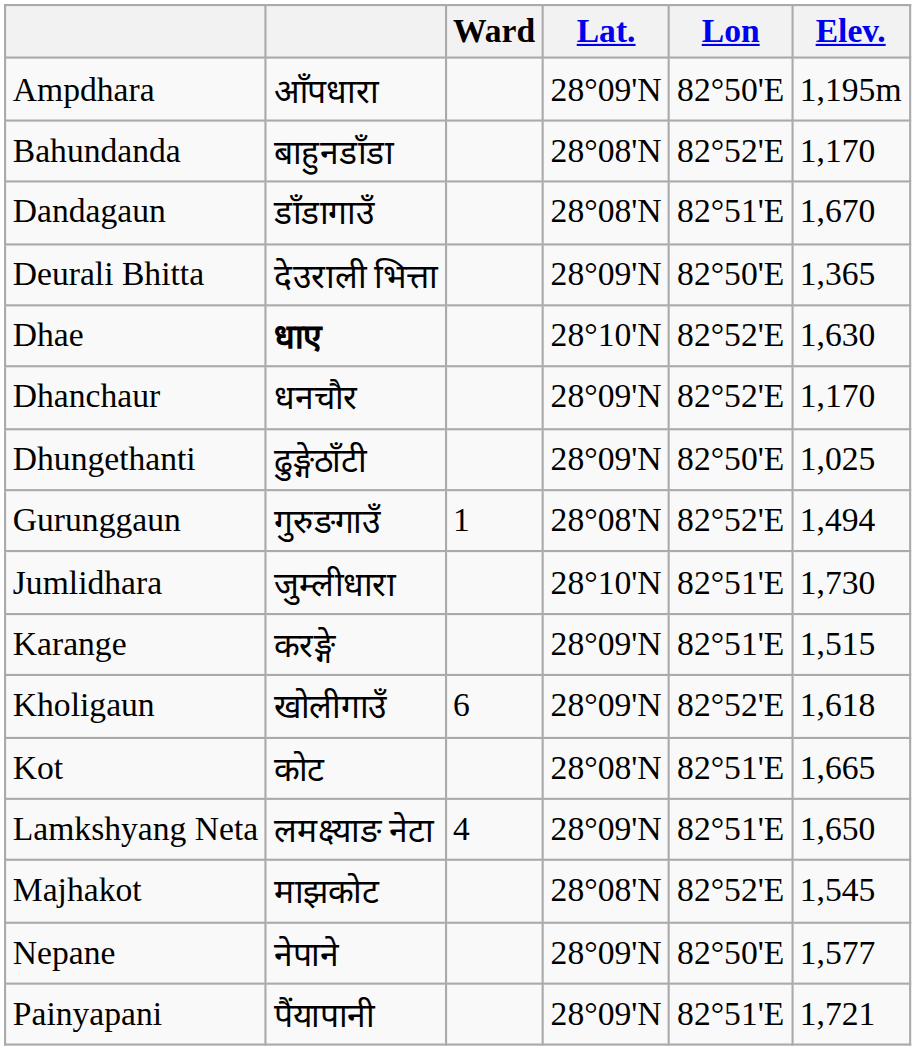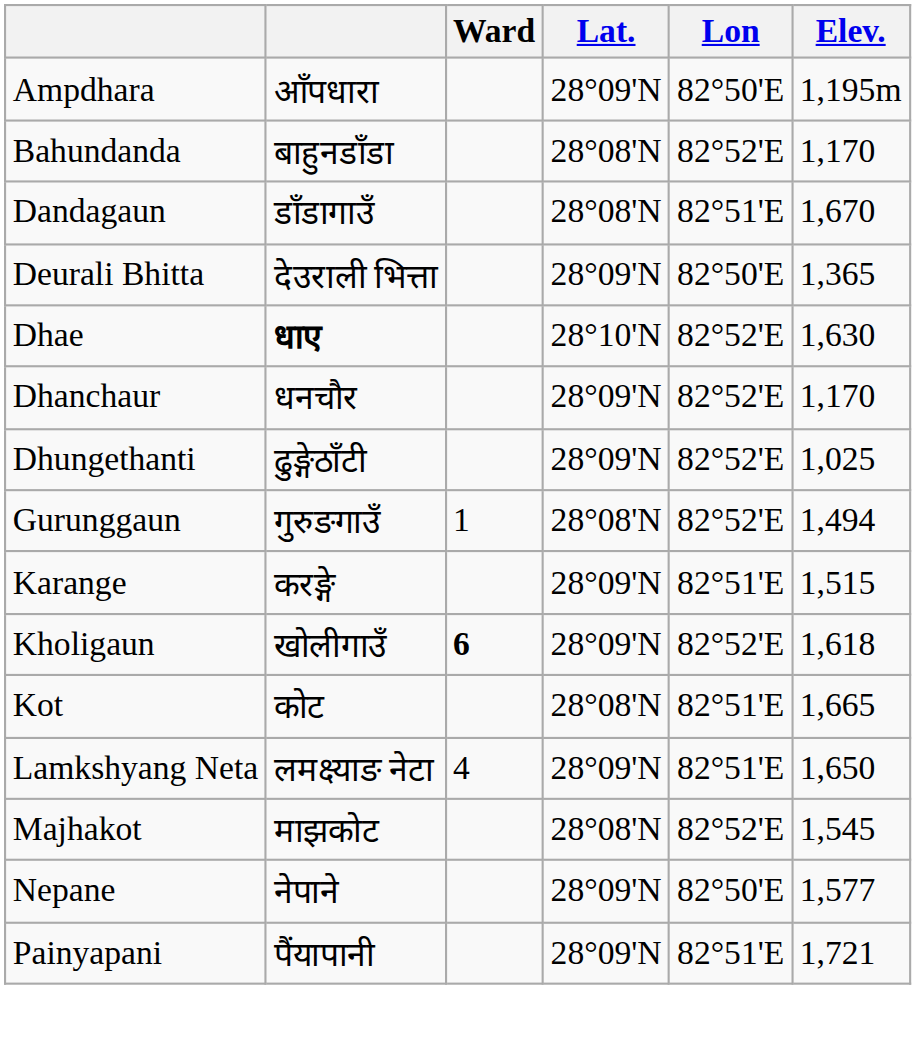(731, 458) 82°50'E -> (731, 458) 82°52'E
- row: (87, 582)
(461, 705) normal -> (461, 643) bold
